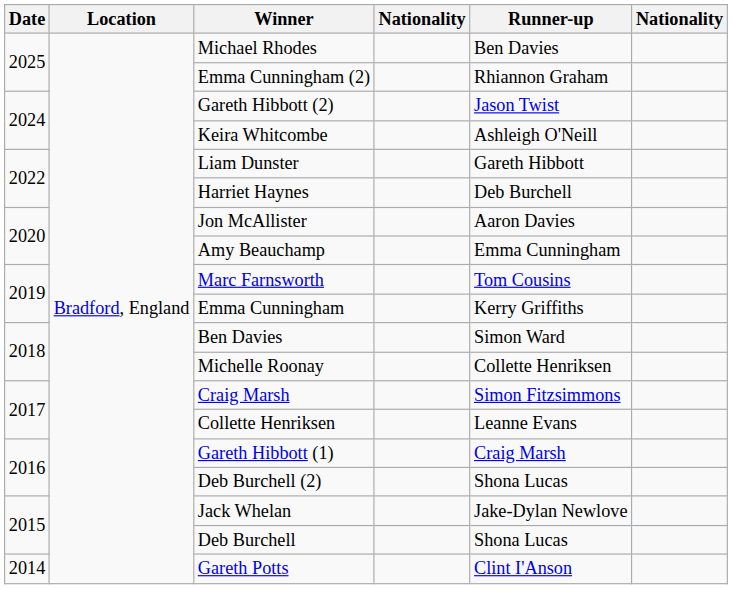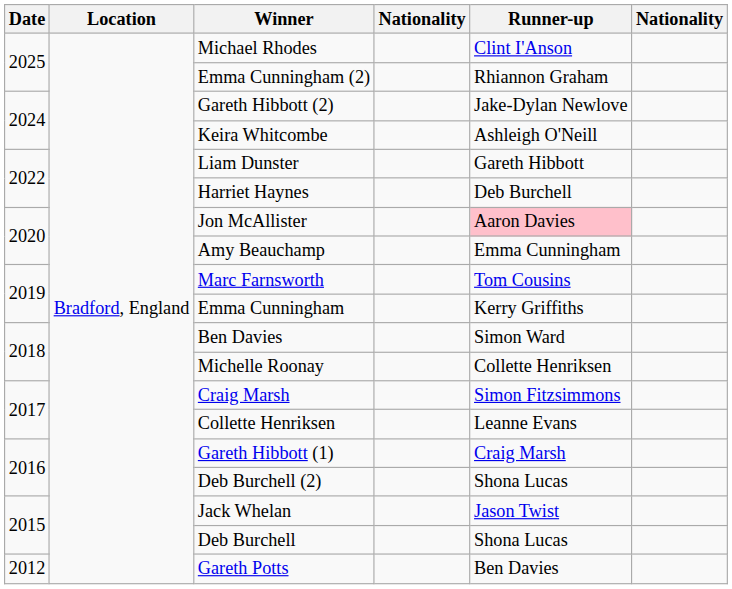(516, 47) Ben Davies -> (523, 47) Clint I'Anson
(517, 105) Jason Twist -> (551, 105) Jake-Dylan Newlove
(524, 221) no background -> (524, 221) pink background
(551, 510) Jake-Dylan Newlove -> (517, 510) Jason Twist
(27, 568) 2014 -> (27, 568) 2012
(523, 568) Clint I'Anson -> (516, 568) Ben Davies
